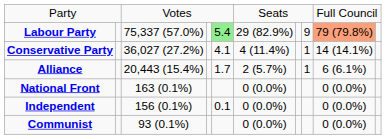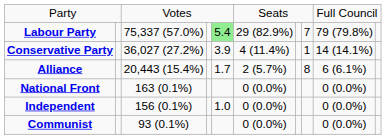(307, 32) 9 -> (307, 32) 7
(344, 32) lightsalmon background -> (344, 32) no background
(222, 50) 4.1 -> (222, 50) 3.9
(307, 69) 1 -> (307, 69) 8
(222, 106) 0.1 -> (222, 106) 1.0
